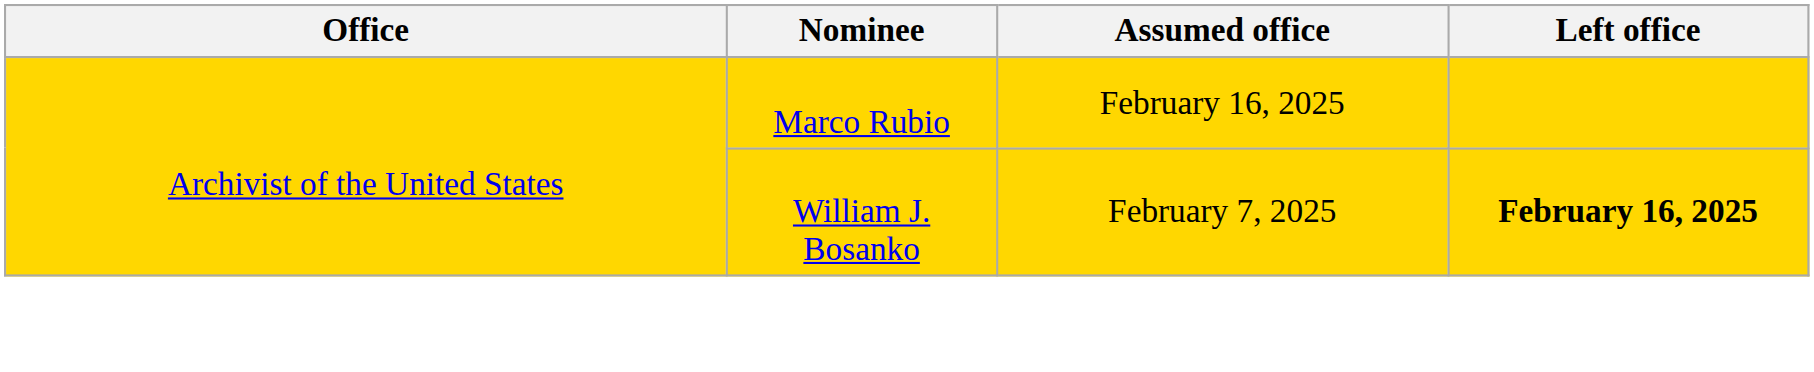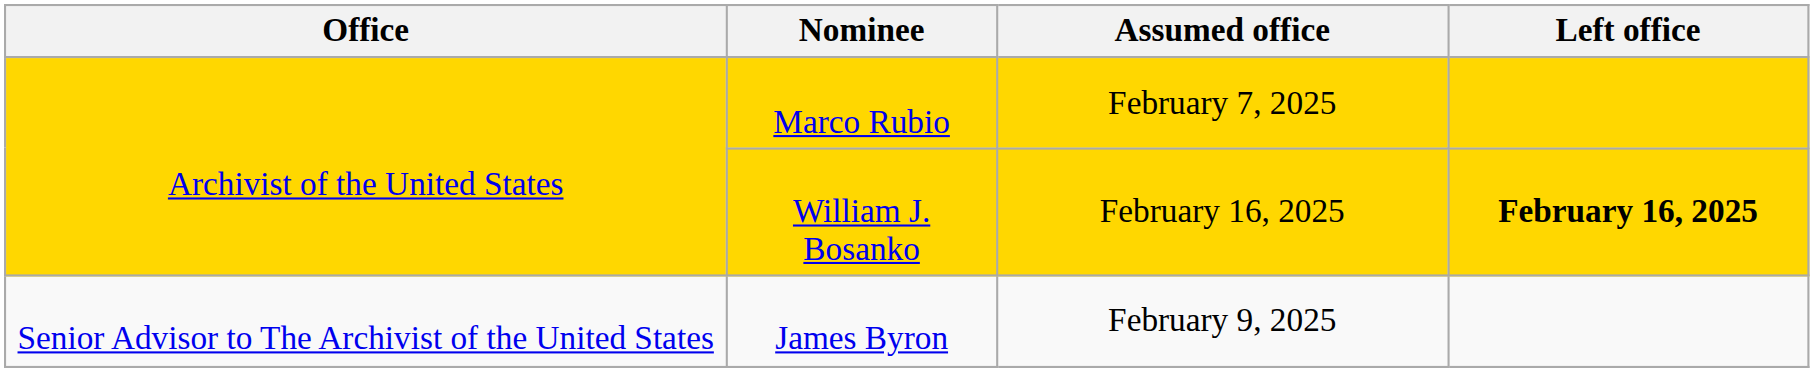(1222, 102) February 16, 2025 -> (1222, 102) February 7, 2025
(1222, 211) February 7, 2025 -> (1222, 211) February 16, 2025
+ row: (862, 338)
